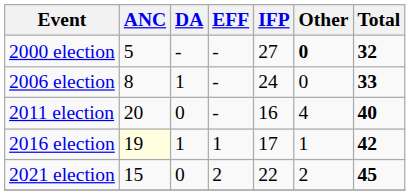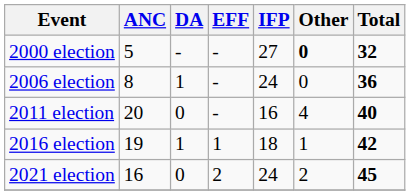(367, 81) 33 -> (367, 81) 36
(134, 143) lightyellow background -> (134, 143) no background
(268, 143) 17 -> (268, 143) 18
(134, 174) 15 -> (134, 174) 16
(268, 174) 22 -> (268, 174) 24
